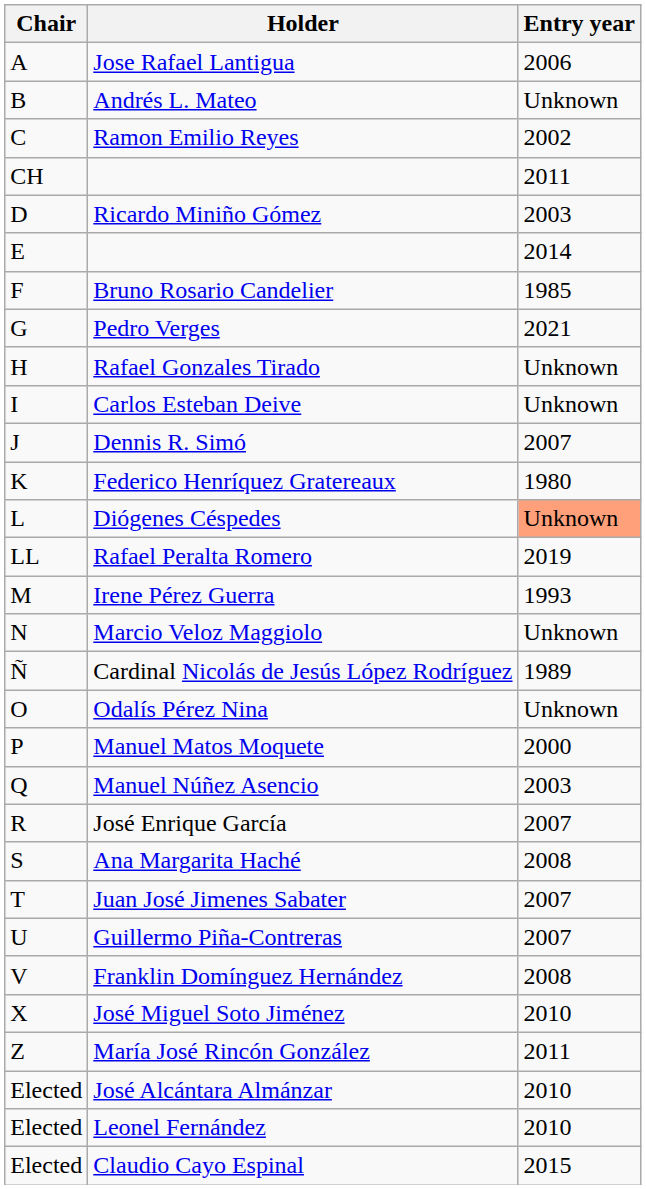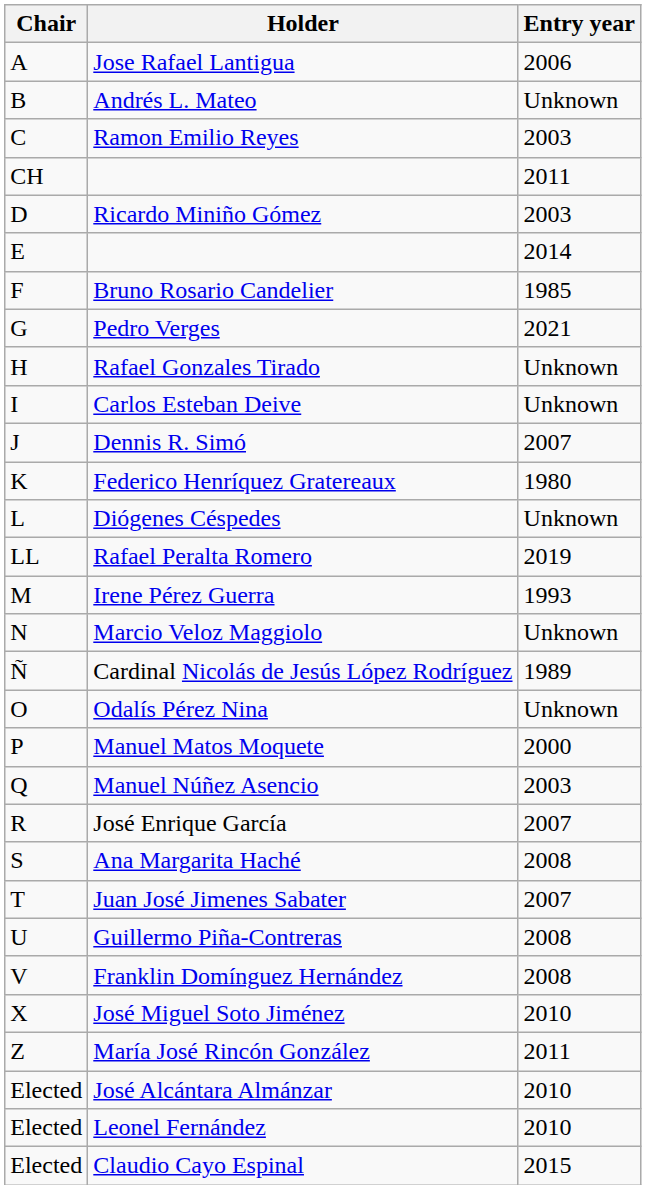(548, 137) 2002 -> (548, 137) 2003
(571, 518) lightsalmon background -> (571, 518) no background
(548, 937) 2007 -> (548, 937) 2008
